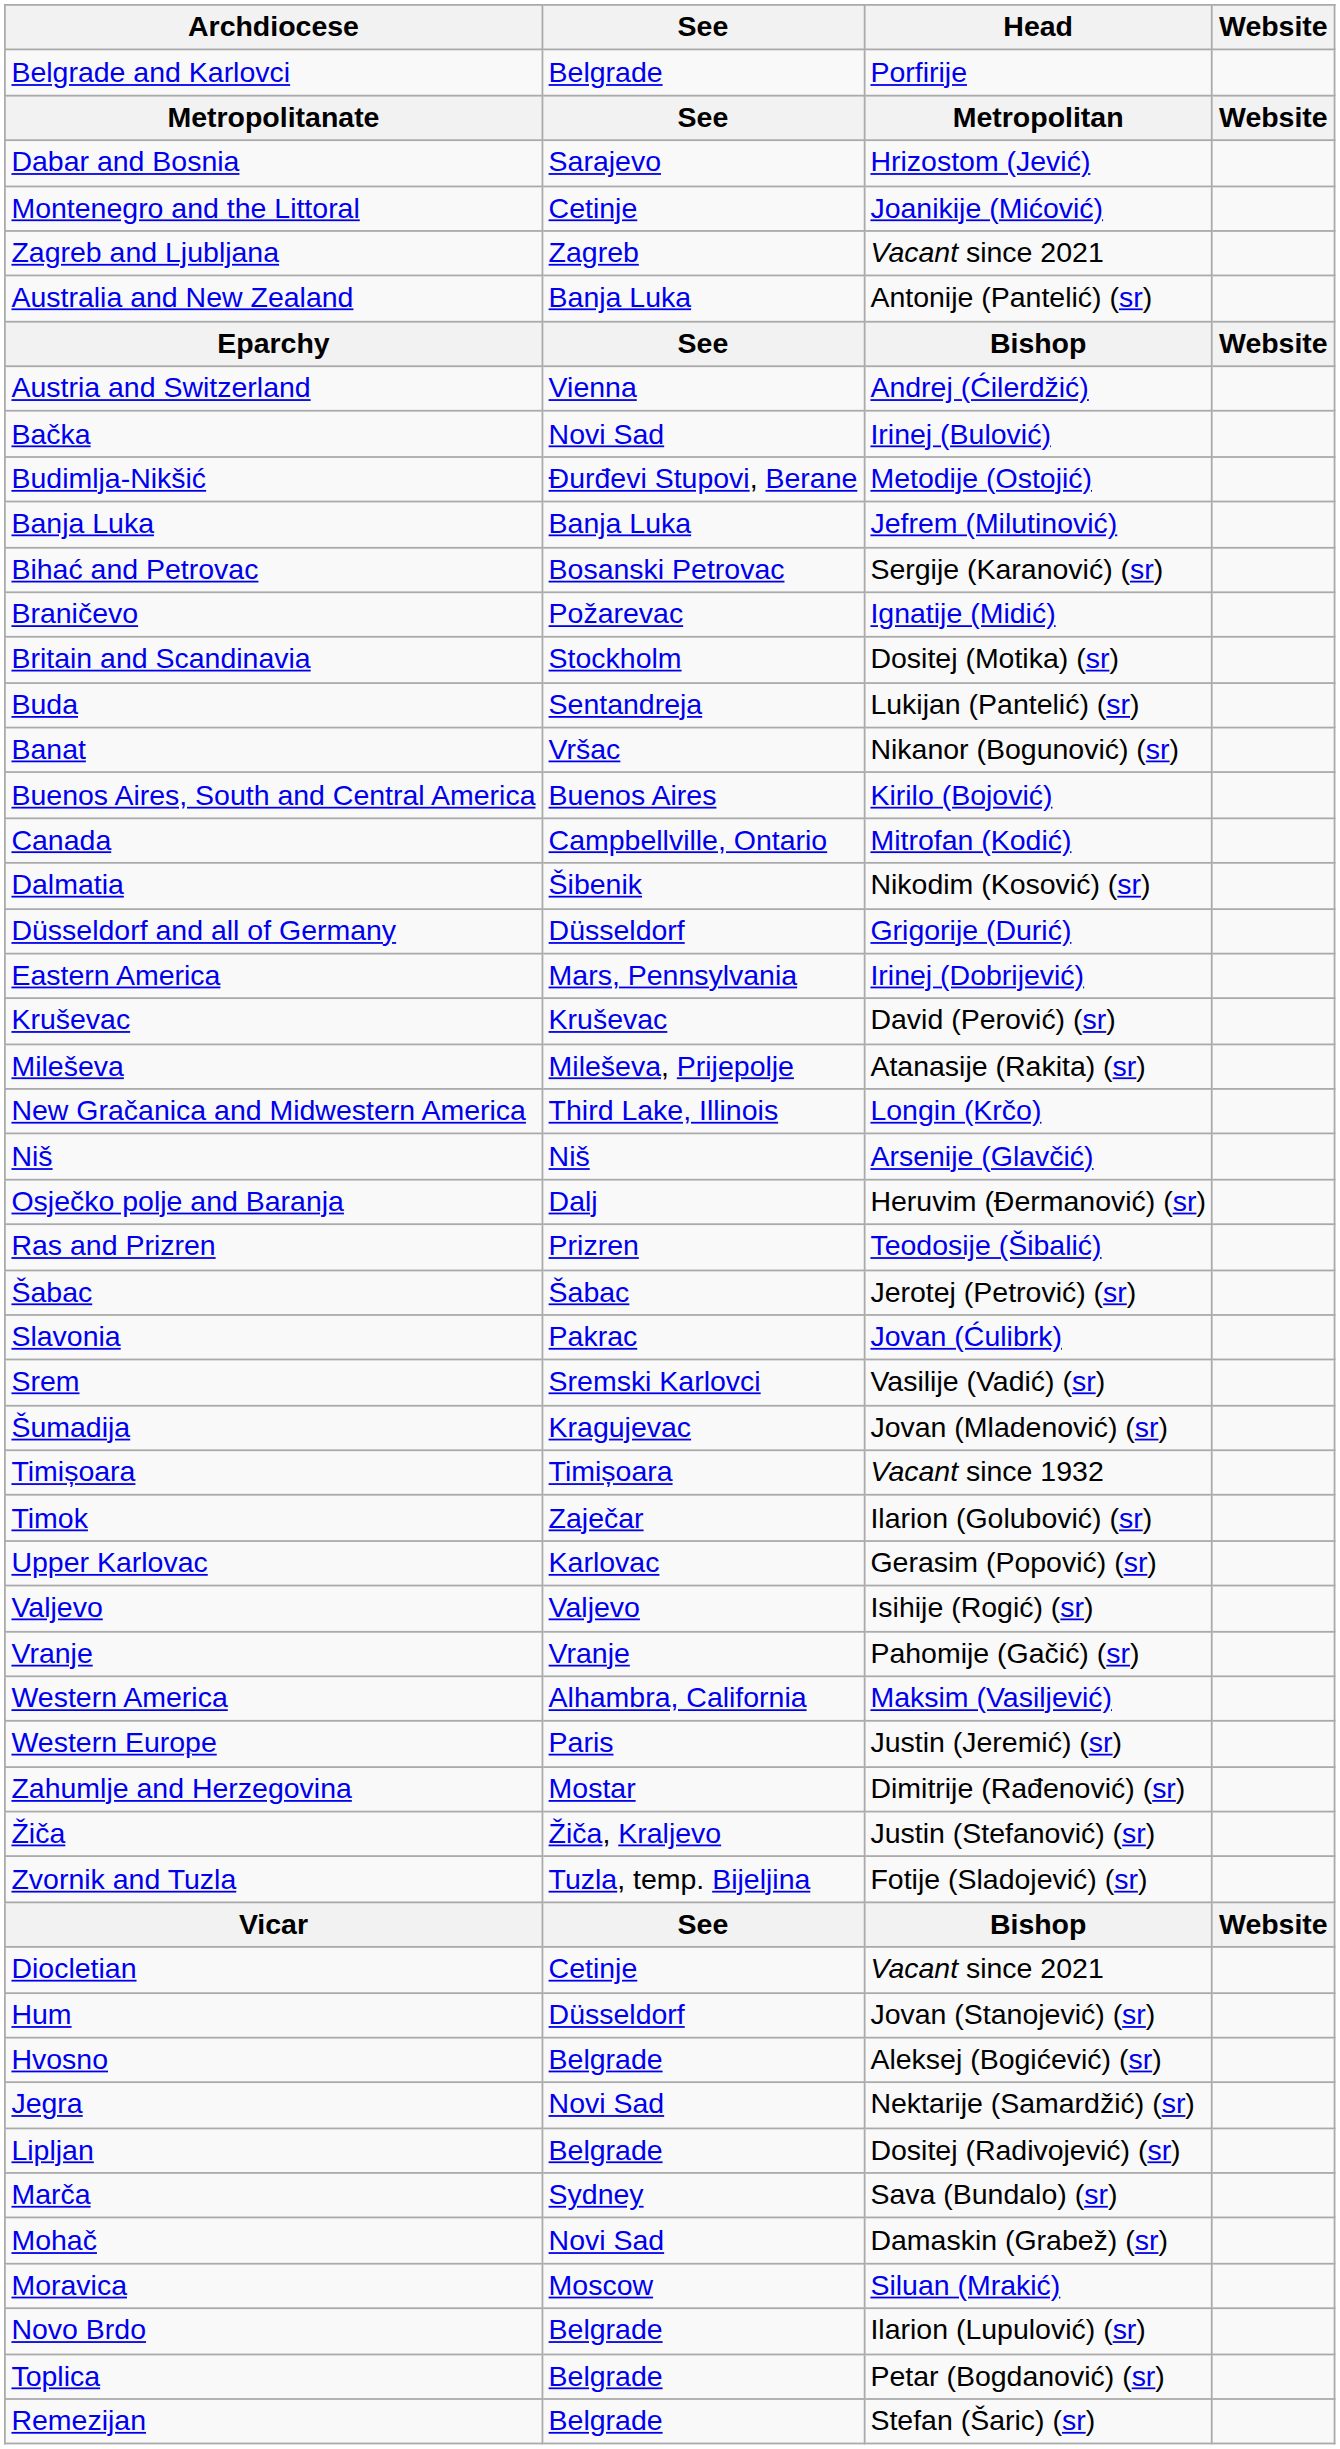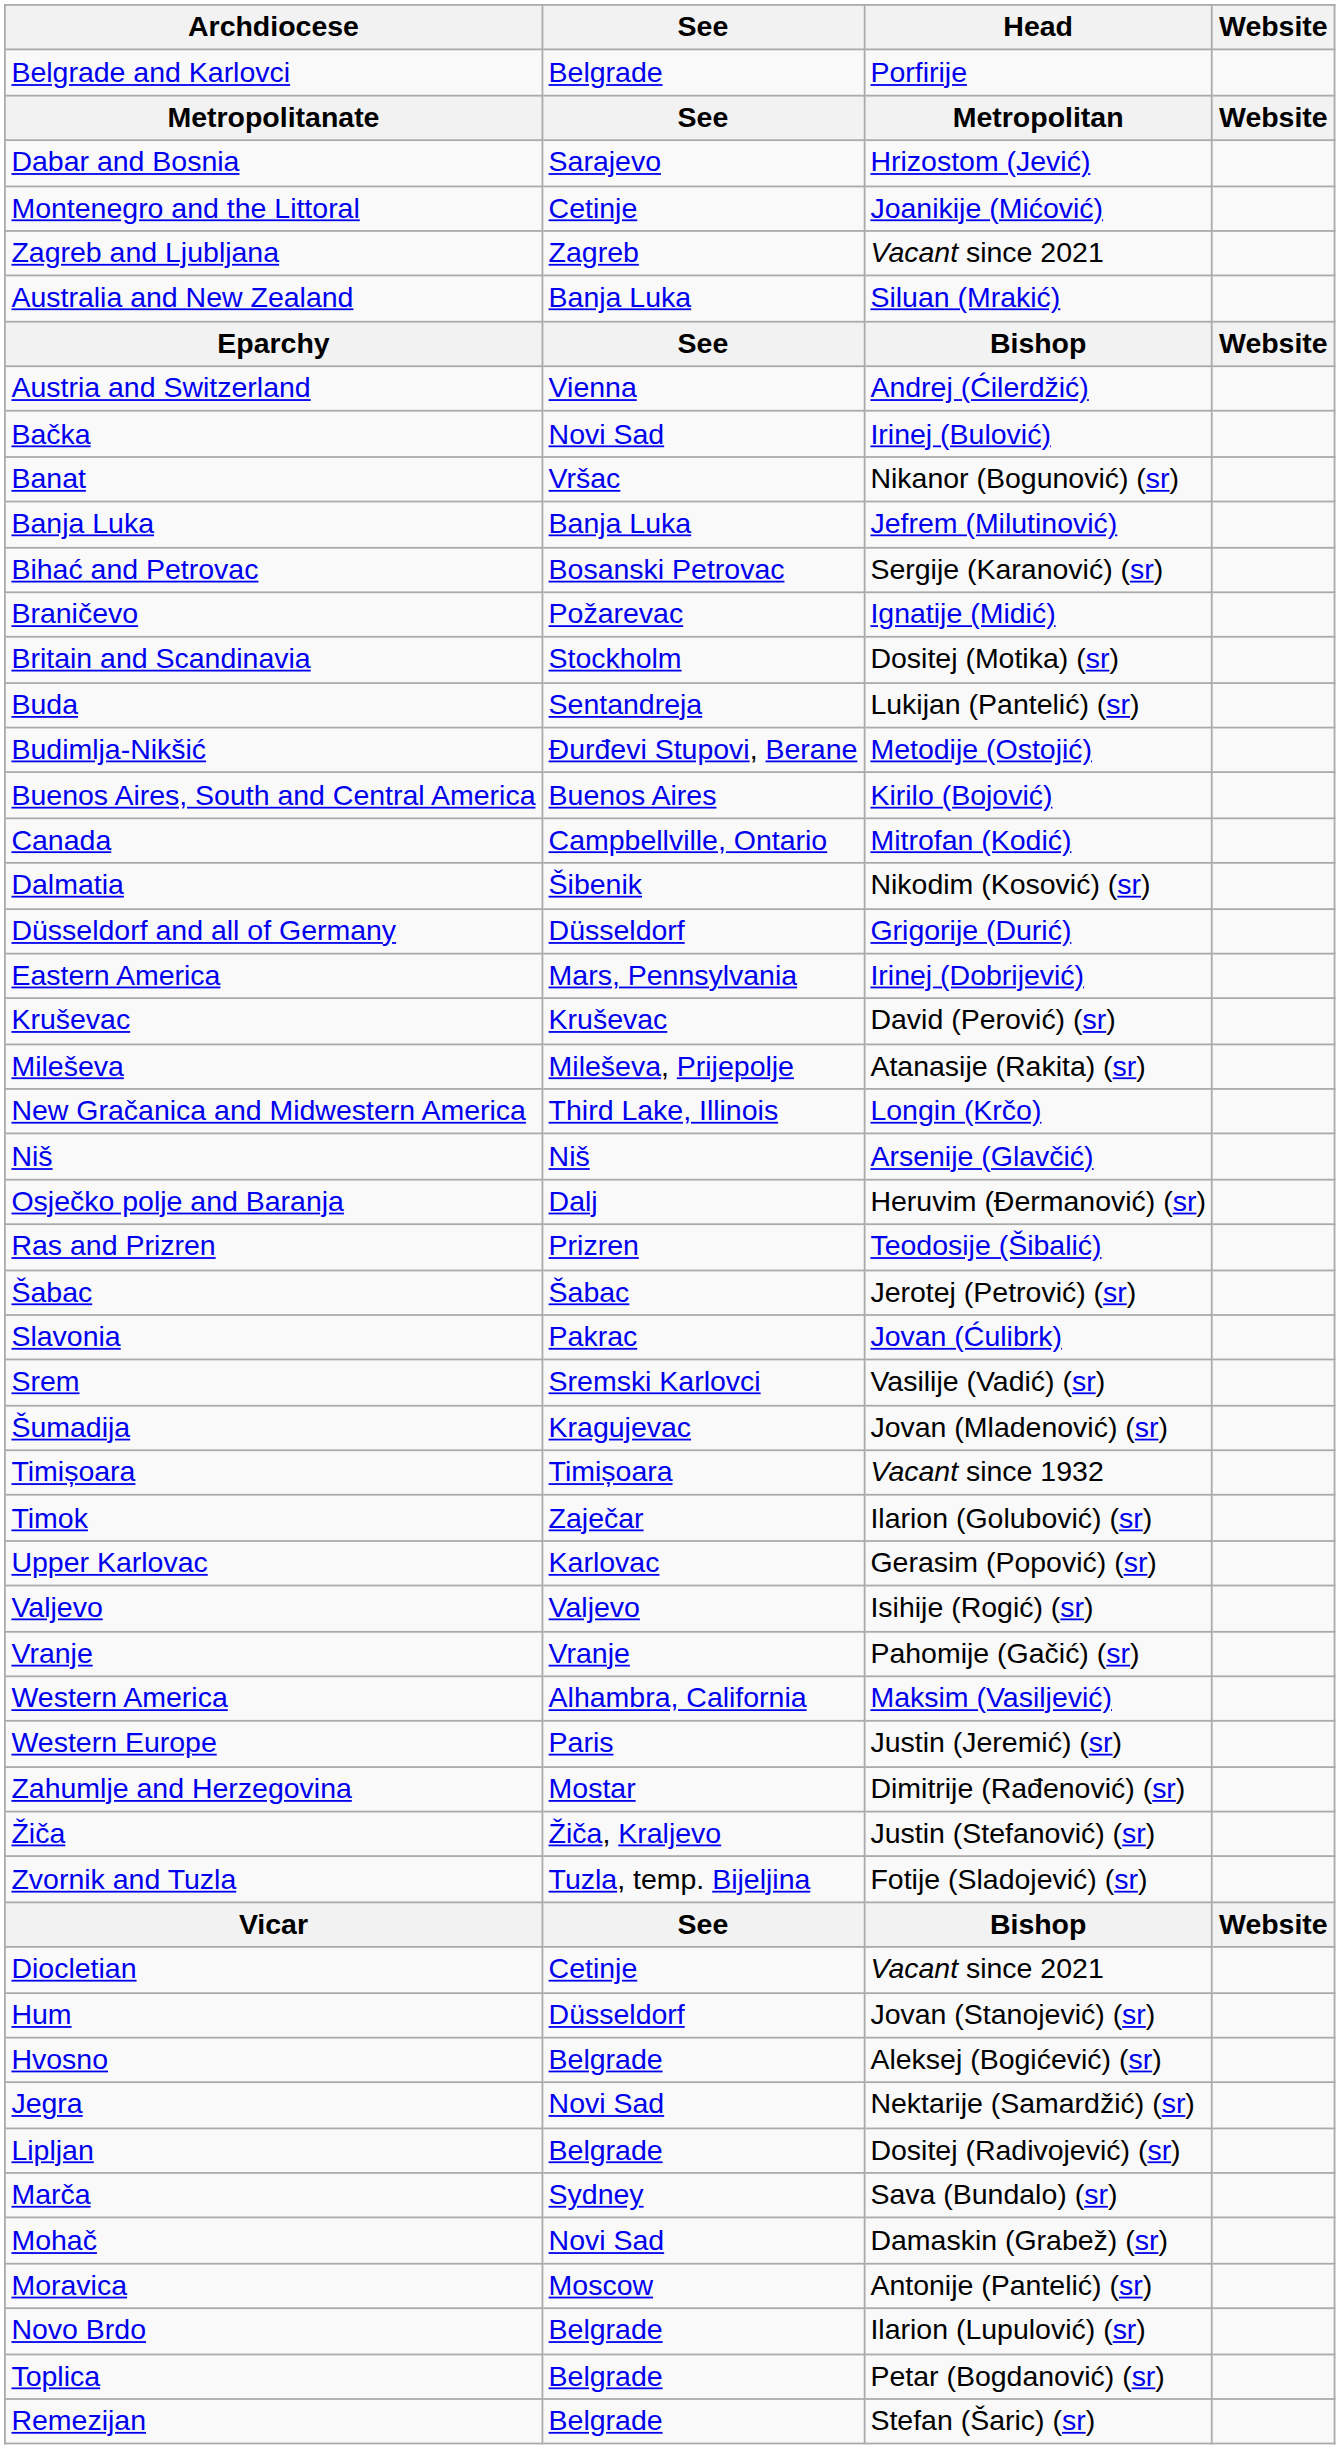(1011, 298) Antonije (Pantelić) (sr) -> (965, 298) Siluan (Mrakić)
rows swapped: (49, 749) <-> (109, 478)
(965, 2285) Siluan (Mrakić) -> (1011, 2285) Antonije (Pantelić) (sr)
